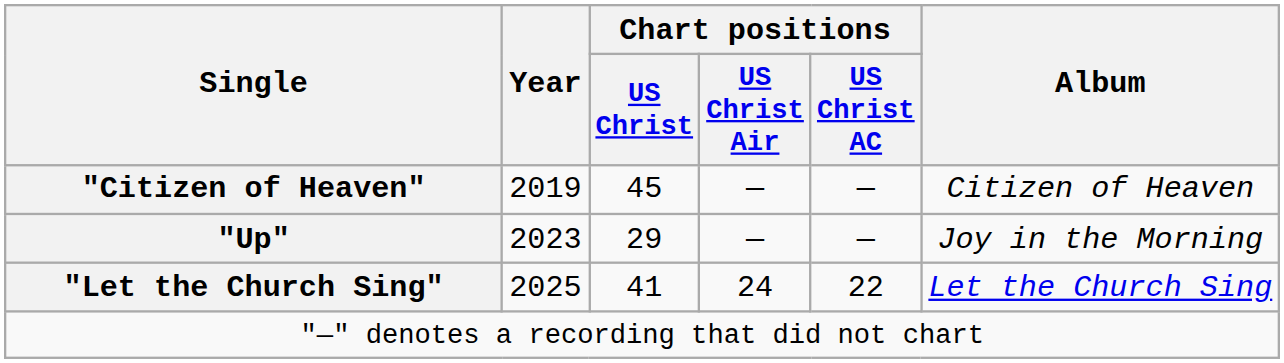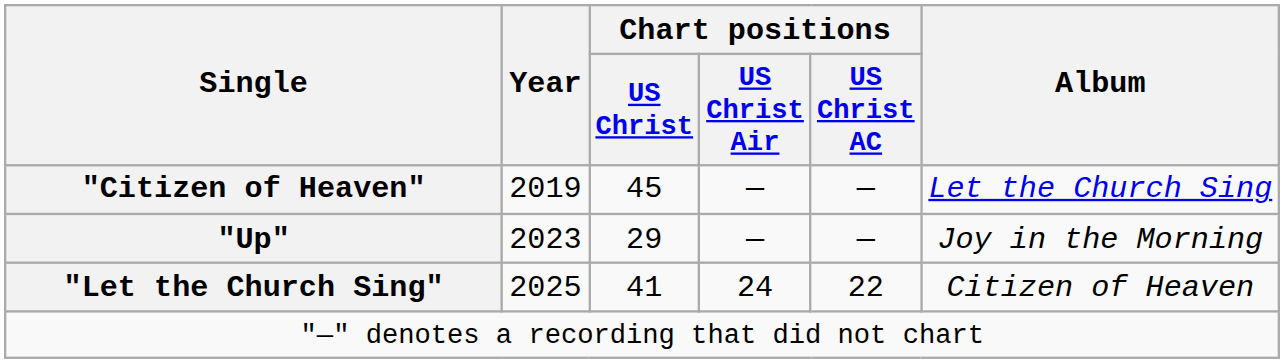(1100, 189) Citizen of Heaven -> (1100, 189) Let the Church Sing
(1100, 288) Let the Church Sing -> (1100, 288) Citizen of Heaven
